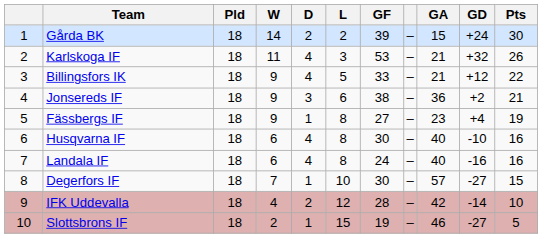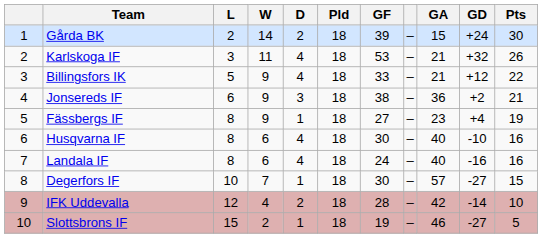columns swapped: (235, 14) <-> (343, 14)
